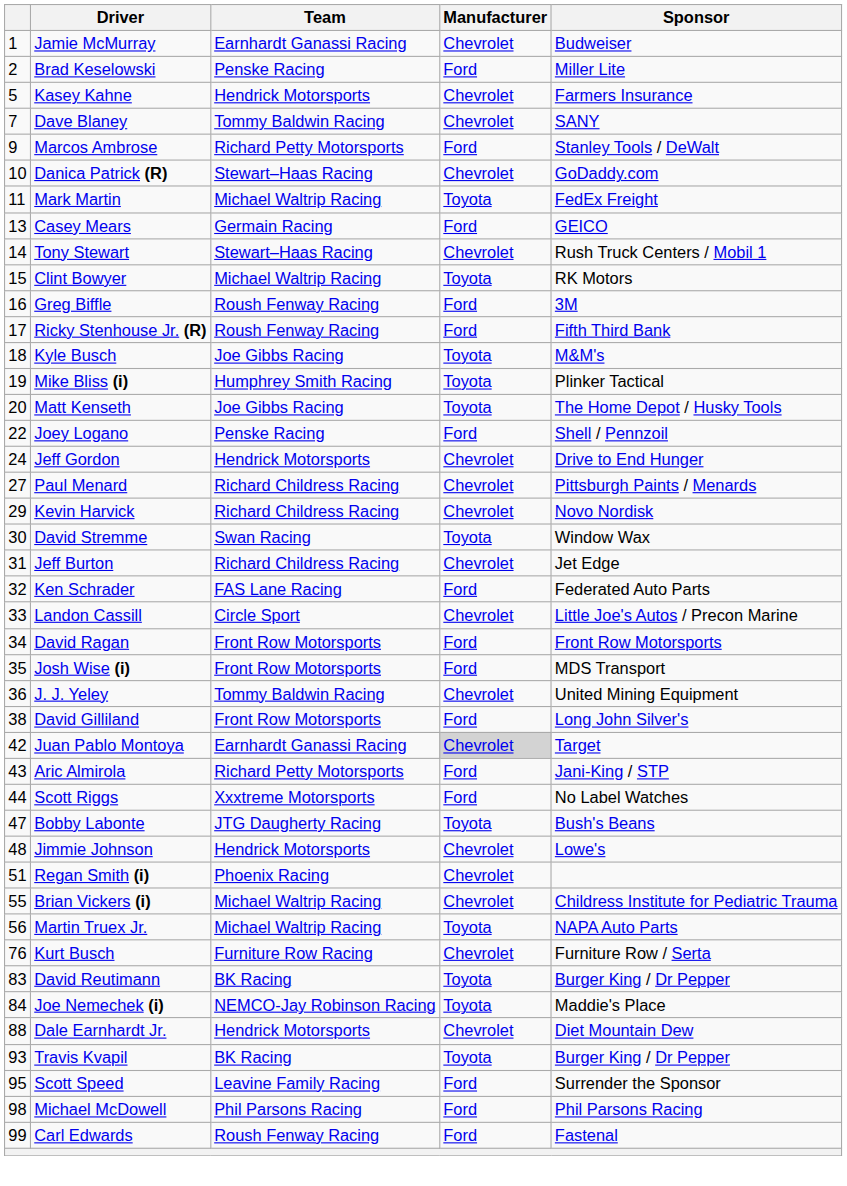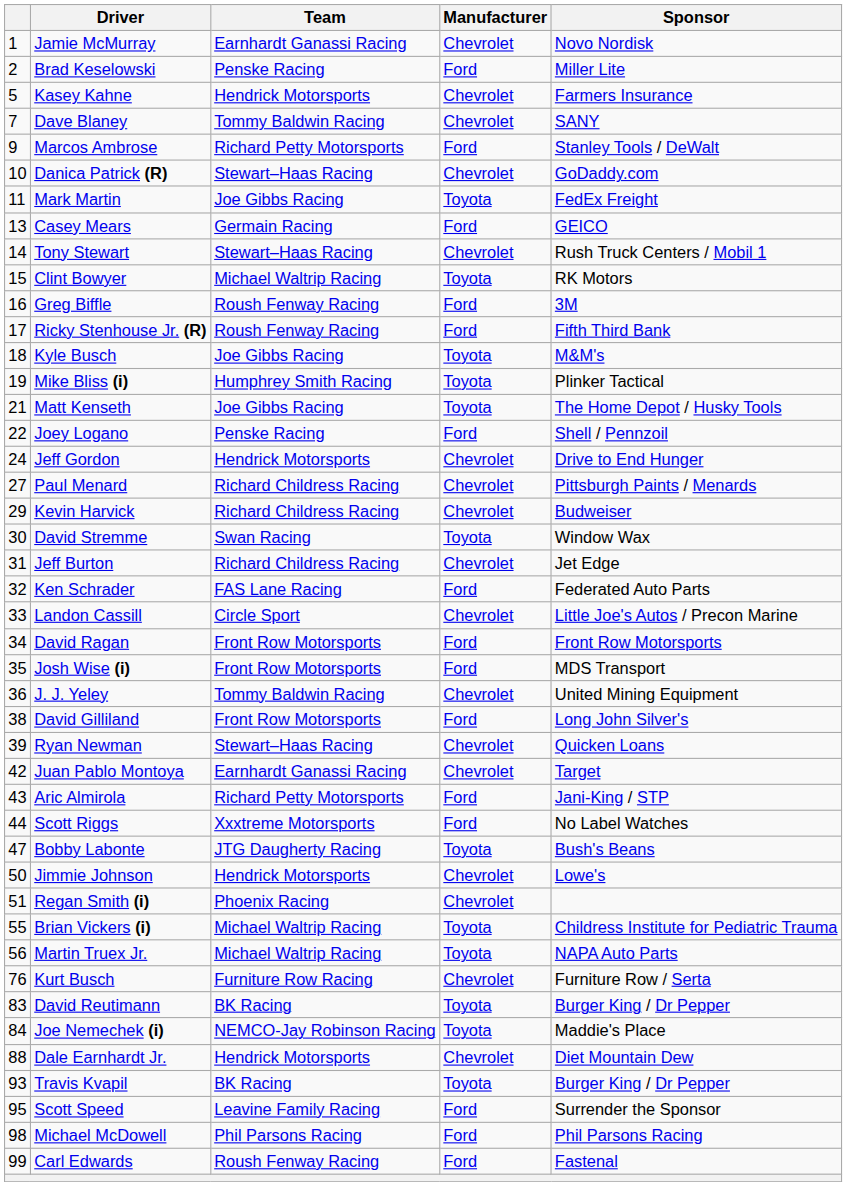(593, 44) Budweiser -> (604, 44) Novo Nordisk
(298, 200) Michael Waltrip Racing -> (279, 200) Joe Gibbs Racing
(17, 408) 20 -> (17, 408) 21
(604, 511) Novo Nordisk -> (593, 511) Budweiser
+ row: (88, 745)
(478, 745) lightgrey background -> (478, 771) no background
(17, 849) 48 -> (17, 875) 50
(478, 901) Chevrolet -> (467, 927) Toyota
